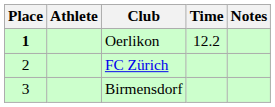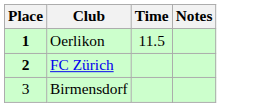- column: (74, 16)
(207, 41) 12.2 -> (152, 41) 11.5
(25, 65) normal -> (25, 65) bold
